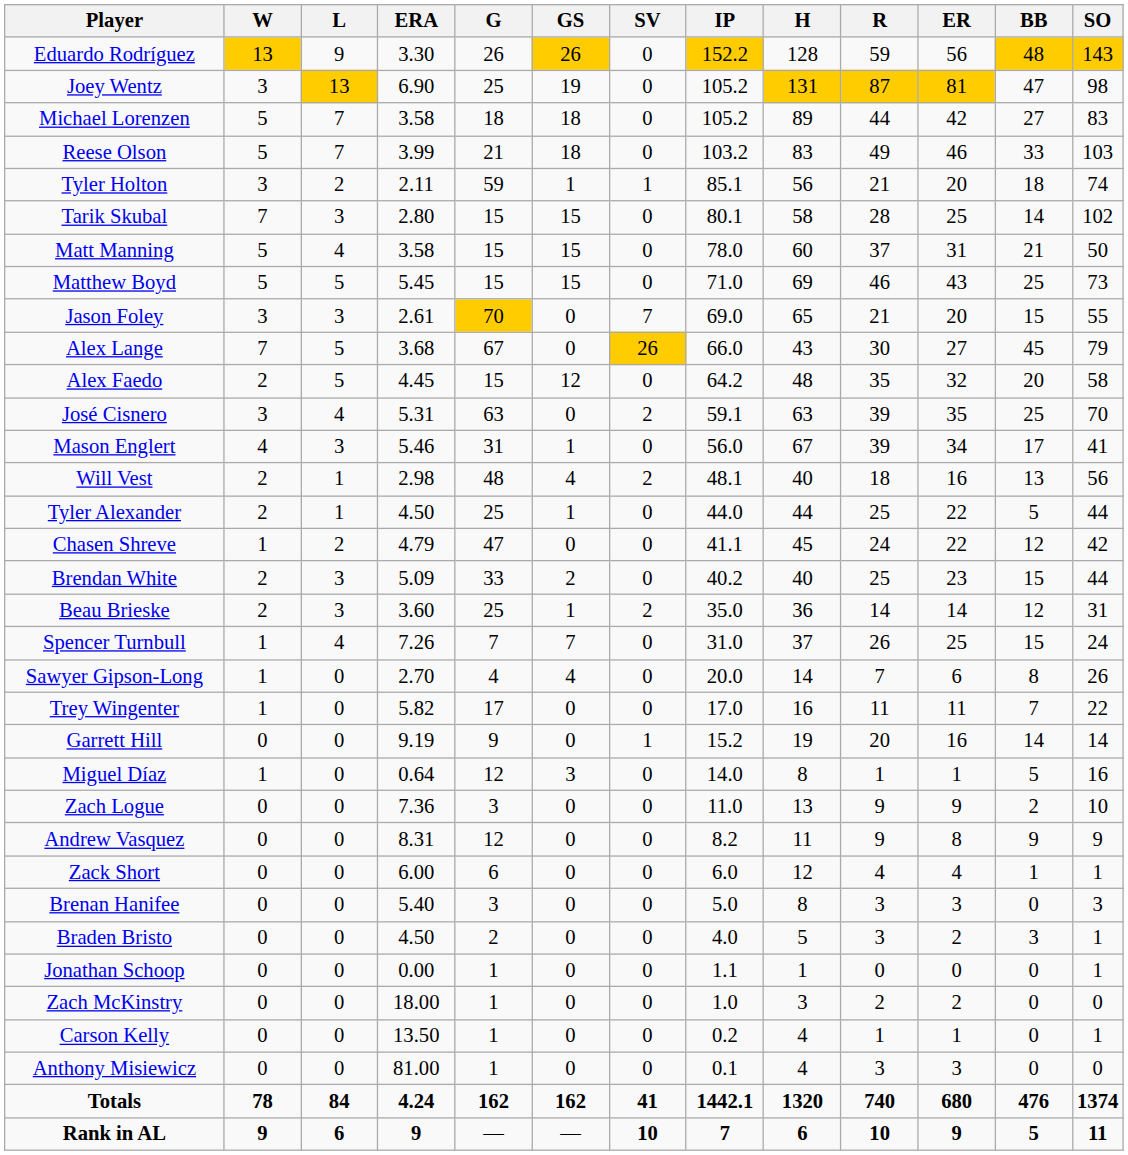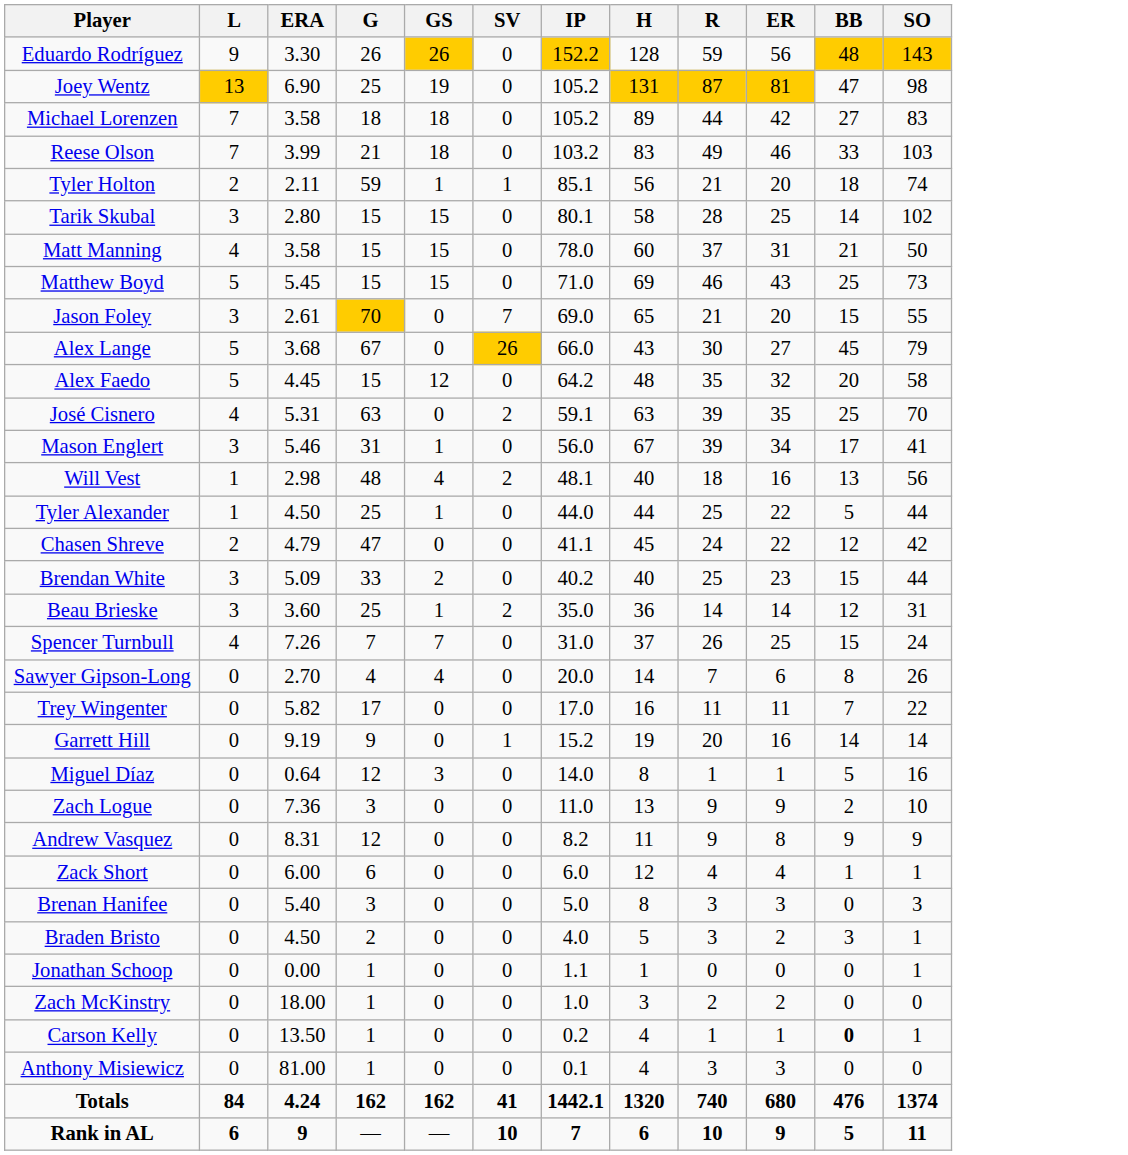- column: (262, 20)
(1034, 1035) normal -> (849, 1035) bold
